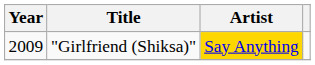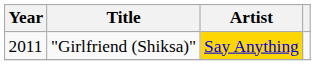(26, 45) 2009 -> (25, 45) 2011
